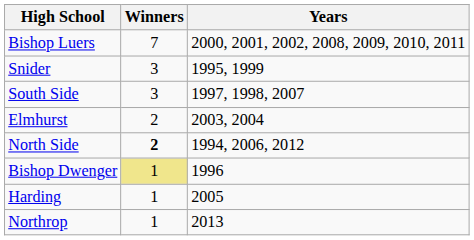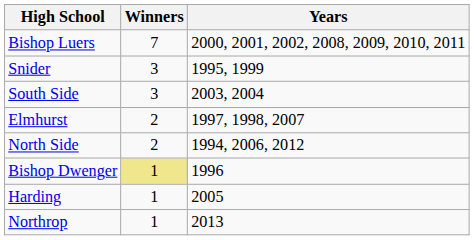(248, 94) 1997, 1998, 2007 -> (228, 94) 2003, 2004
(228, 119) 2003, 2004 -> (248, 119) 1997, 1998, 2007
(154, 145) bold -> (154, 145) normal
